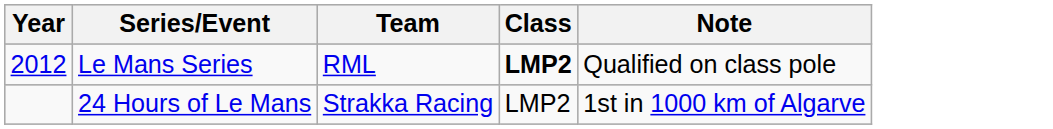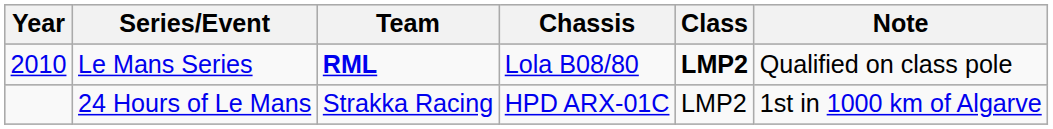+ column: (587, 24)
(39, 64) 2012 -> (39, 64) 2010
(349, 64) normal -> (350, 64) bold
